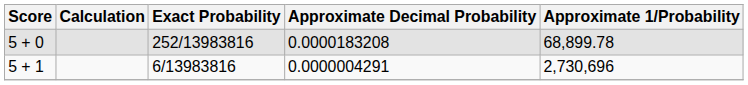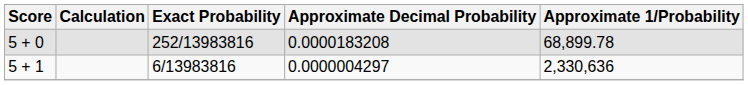(339, 67) 0.0000004291 -> (339, 67) 0.0000004297
(579, 67) 2,730,696 -> (579, 67) 2,330,636
